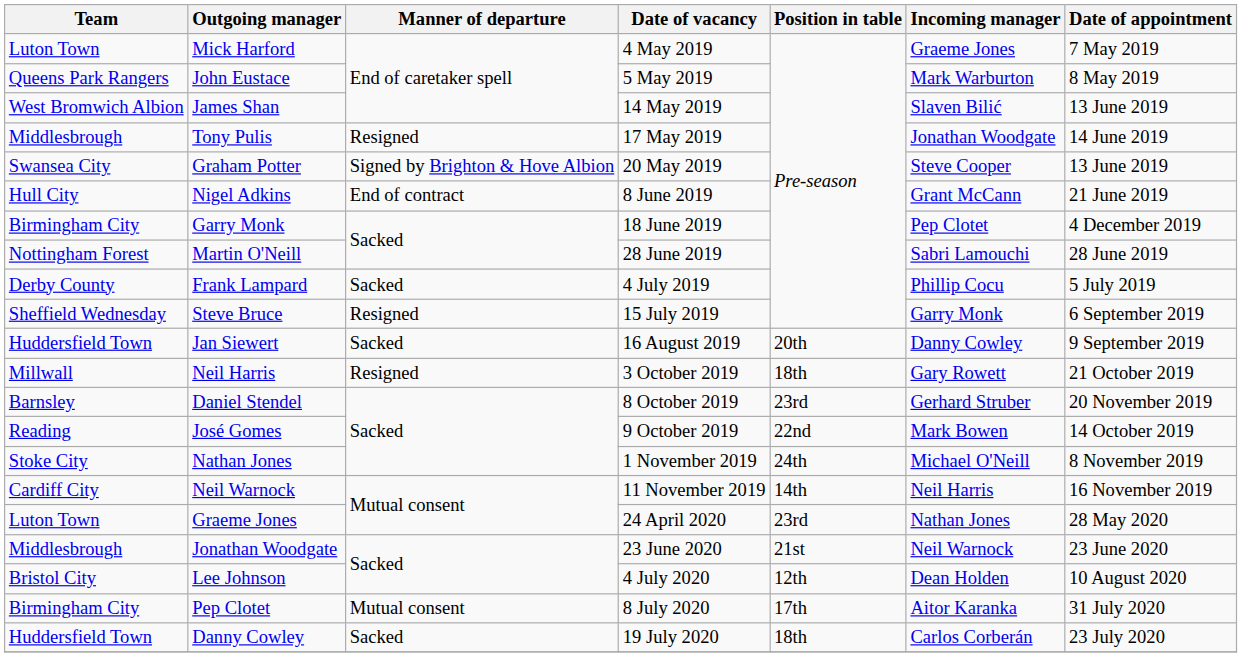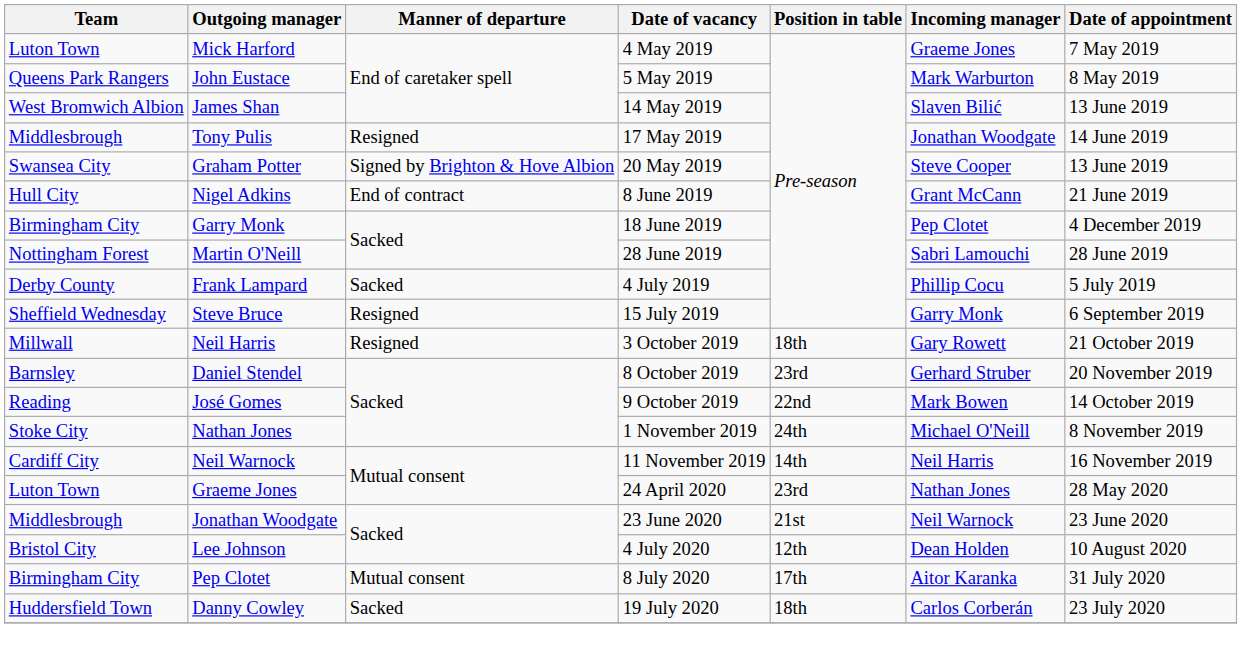- row: (235, 343)
